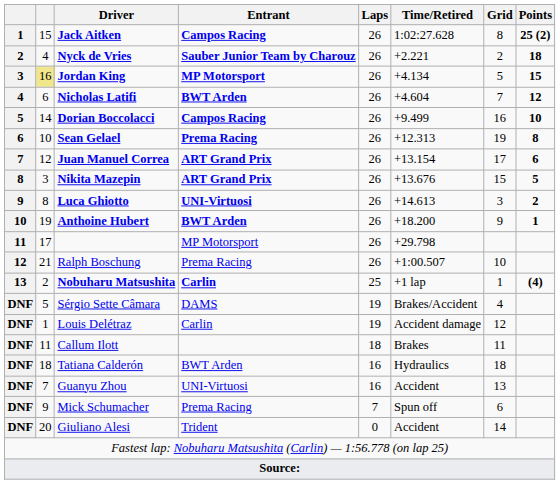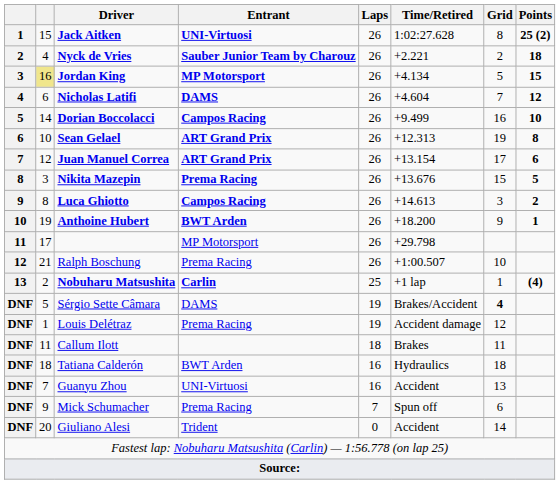(223, 35) Campos Racing -> (216, 35) UNI-Virtuosi
(214, 96) BWT Arden -> (200, 96) DAMS
(219, 138) Prema Racing -> (226, 138) ART Grand Prix
(226, 179) ART Grand Prix -> (219, 179) Prema Racing
(216, 200) UNI-Virtuosi -> (223, 200) Campos Racing
(500, 303) normal -> (500, 303) bold
(197, 324) Carlin -> (216, 324) Prema Racing
